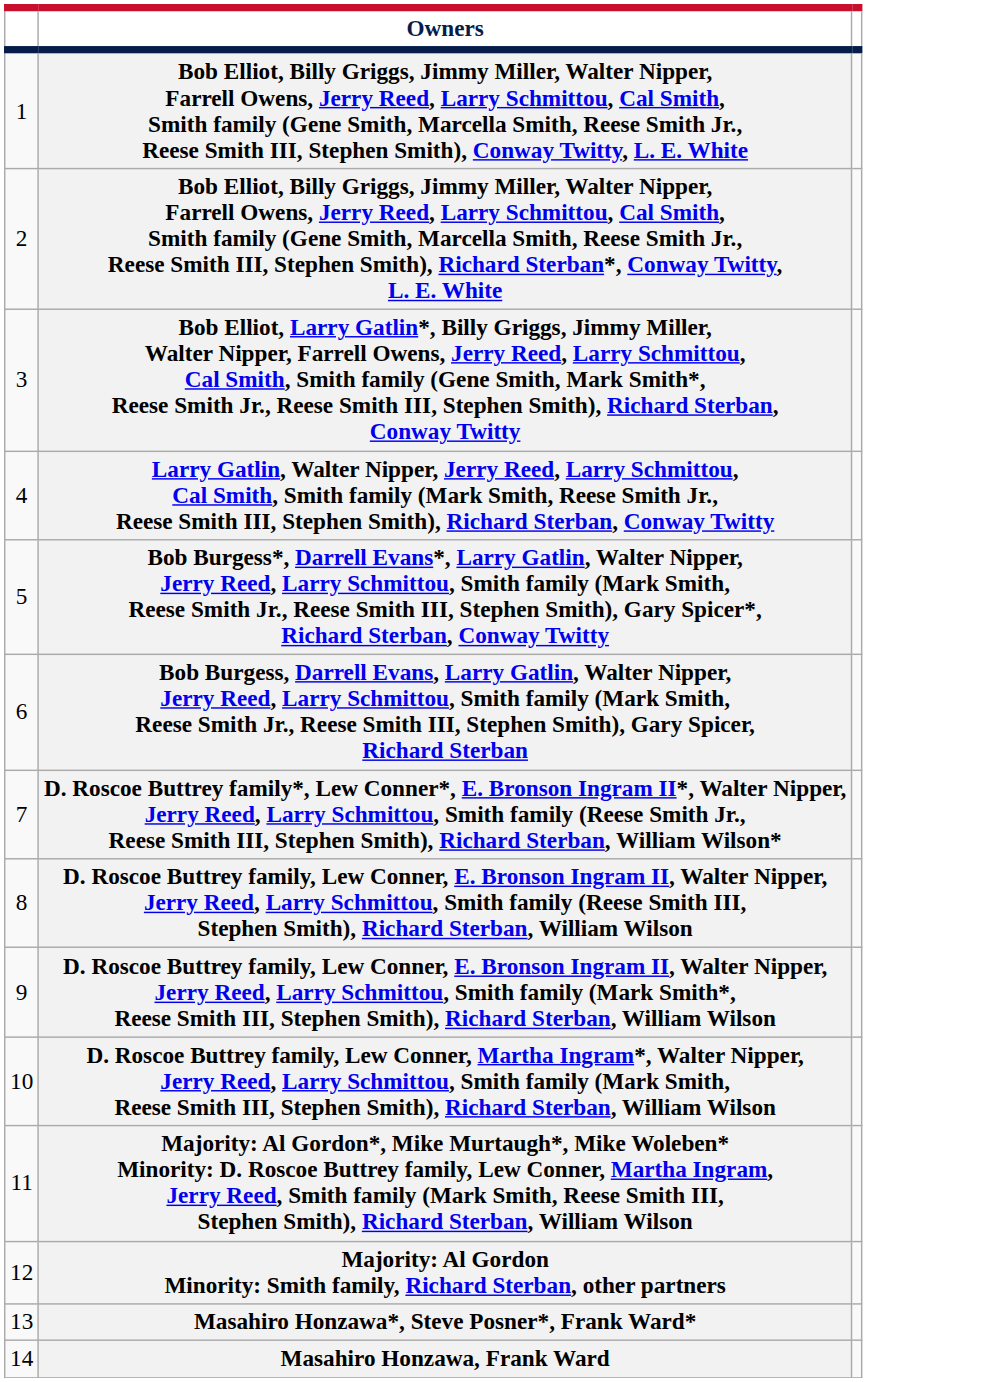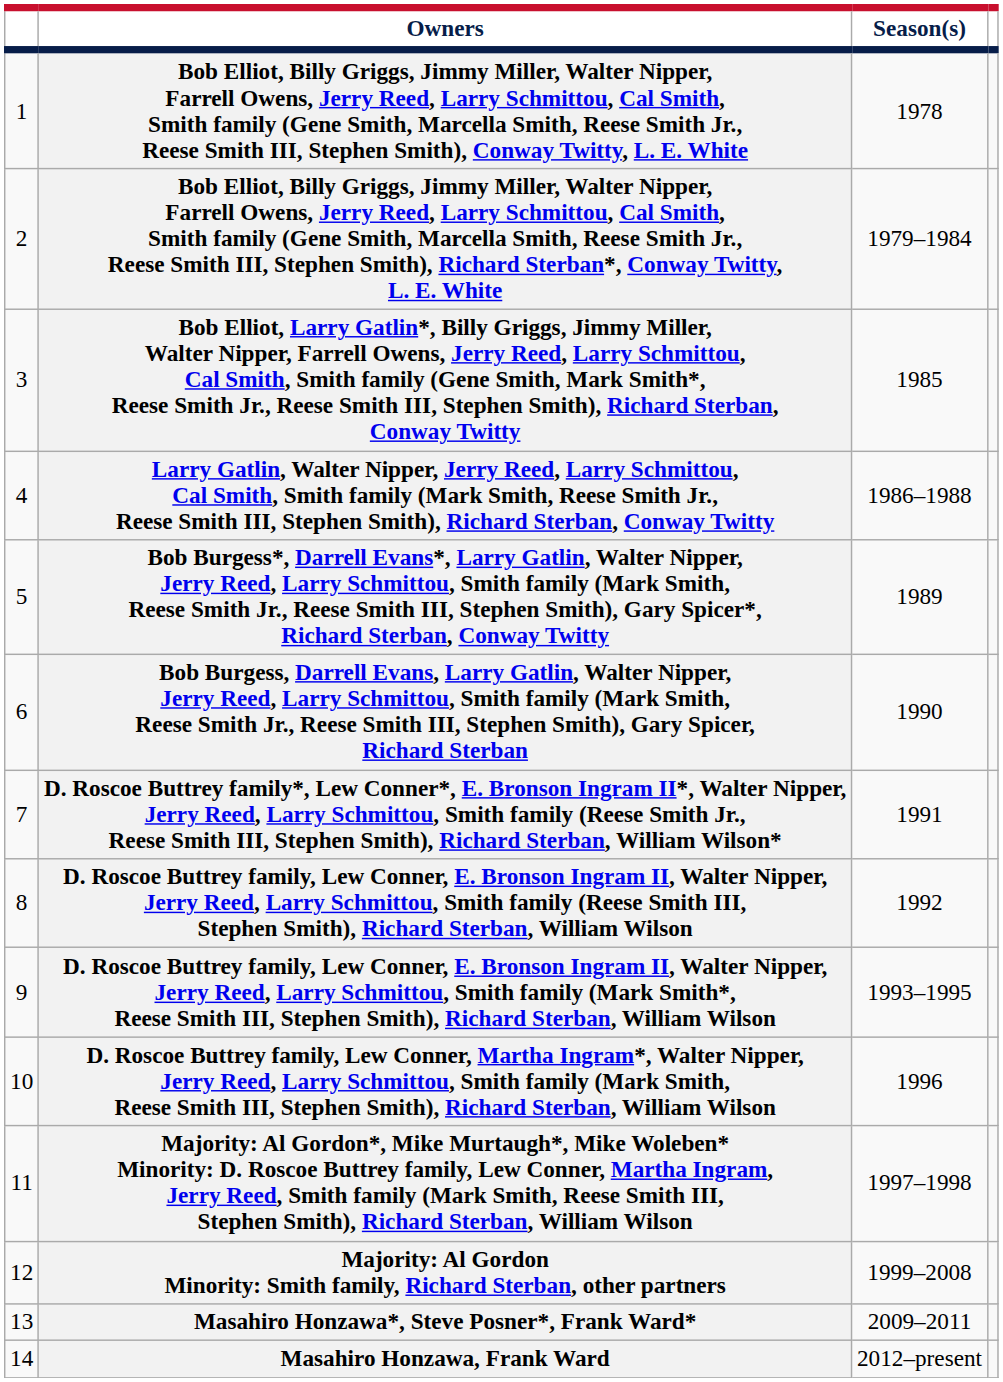+ column: (920, 28)
